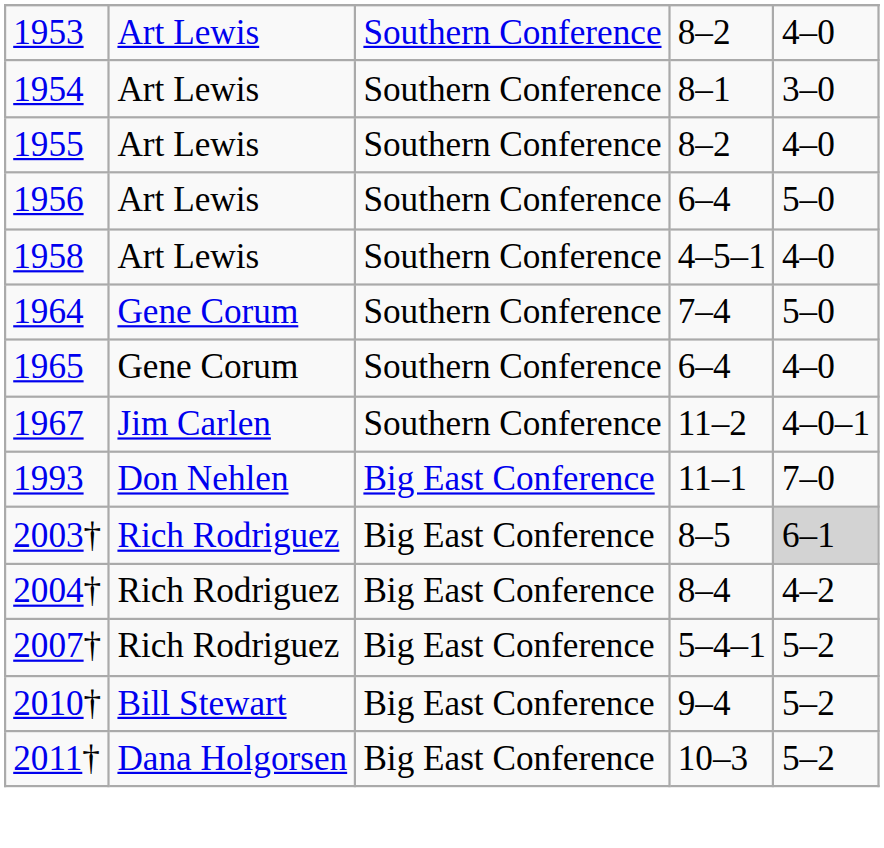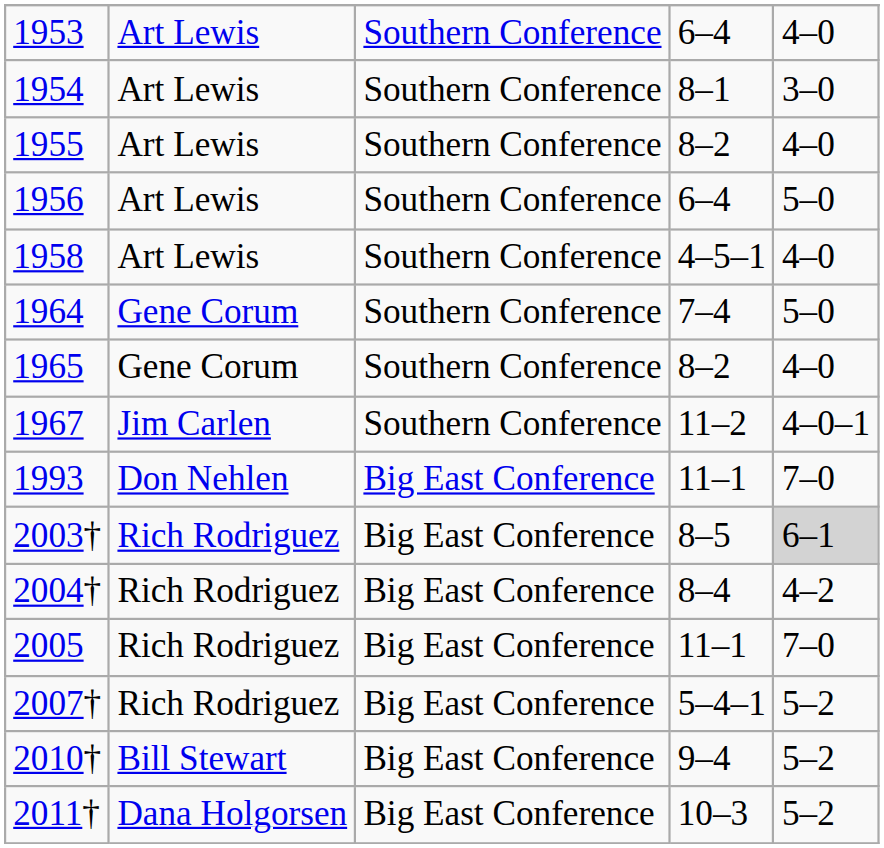(704, 32) 8–2 -> (704, 32) 6–4
(704, 367) 6–4 -> (704, 367) 8–2
+ row: (48, 646)
